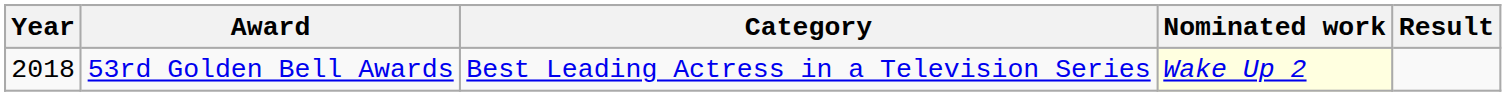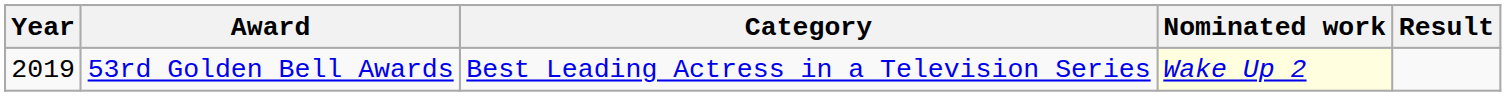(43, 70) 2018 -> (43, 70) 2019
